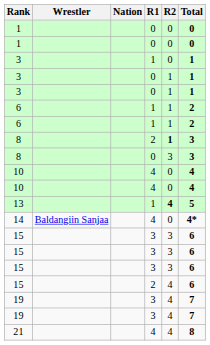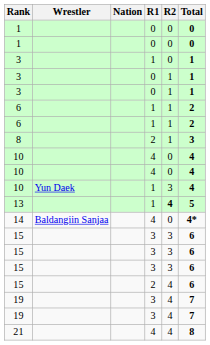(170, 140) bold -> (170, 140) normal
- row: (18, 156)
+ row: (18, 188)
